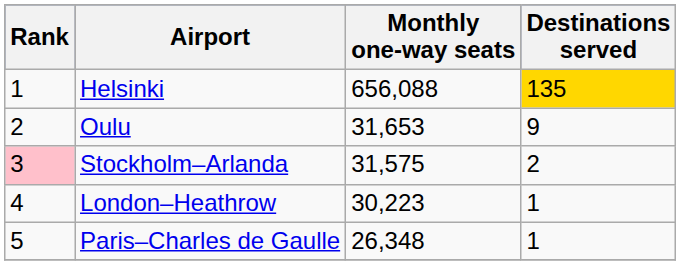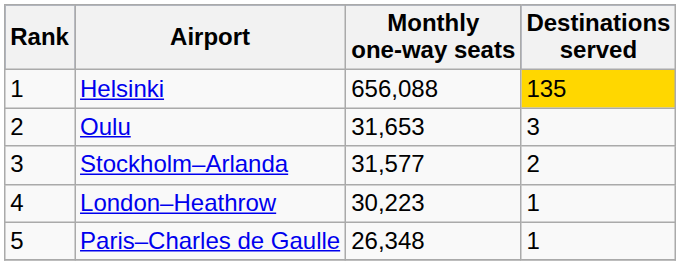(533, 126) 9 -> (533, 126) 3
(17, 164) pink background -> (17, 164) no background
(388, 164) 31,575 -> (388, 164) 31,577
